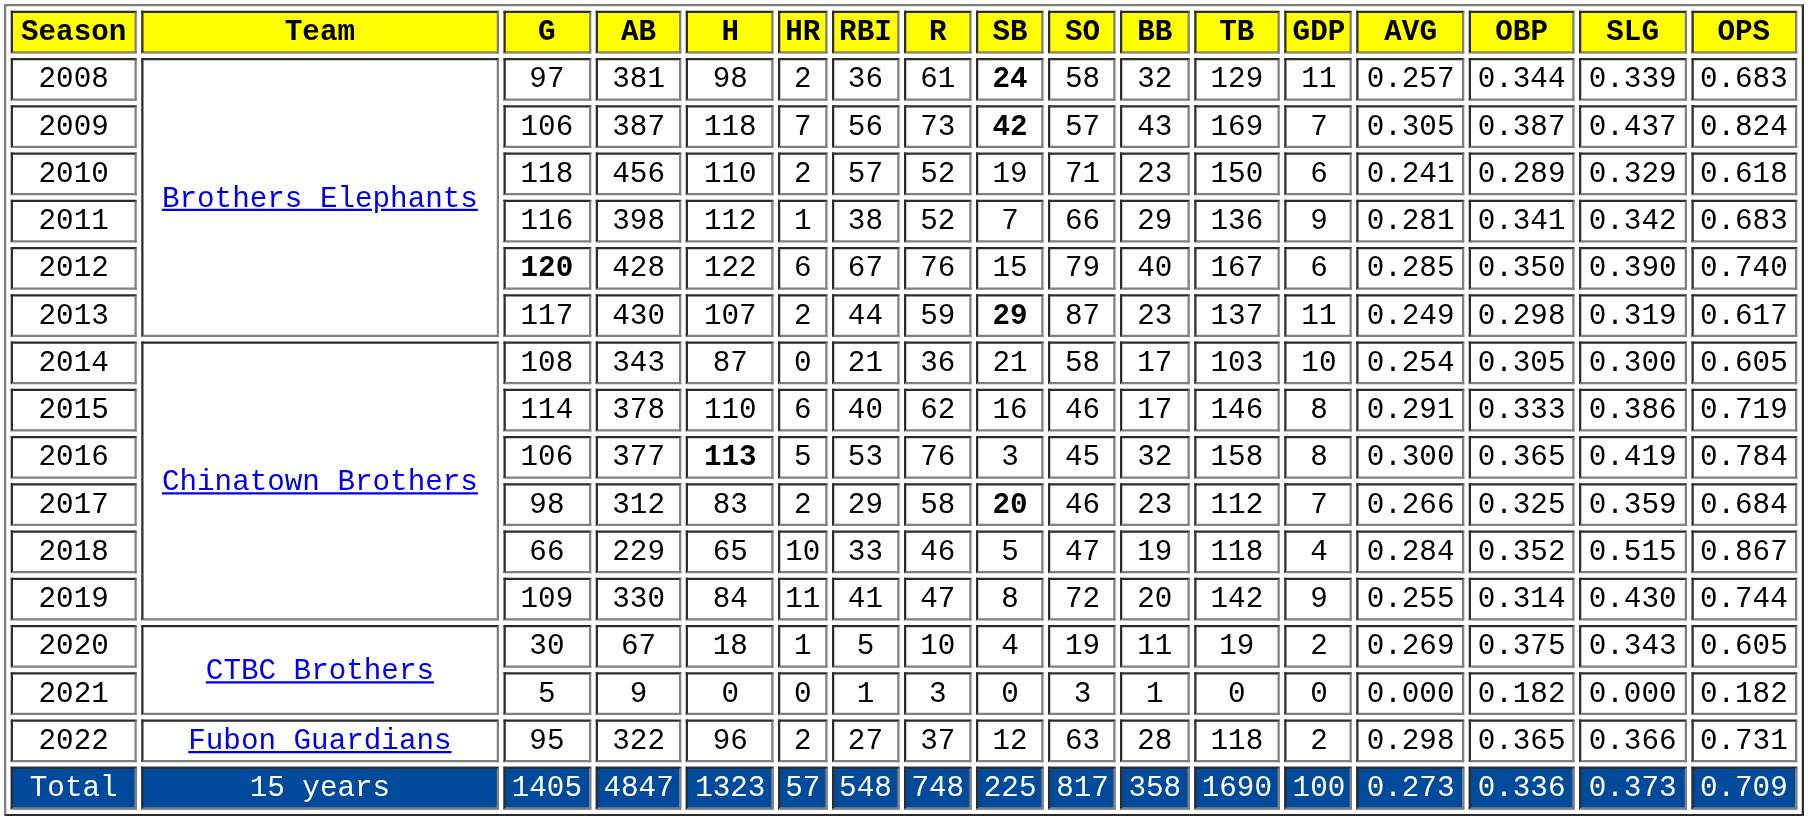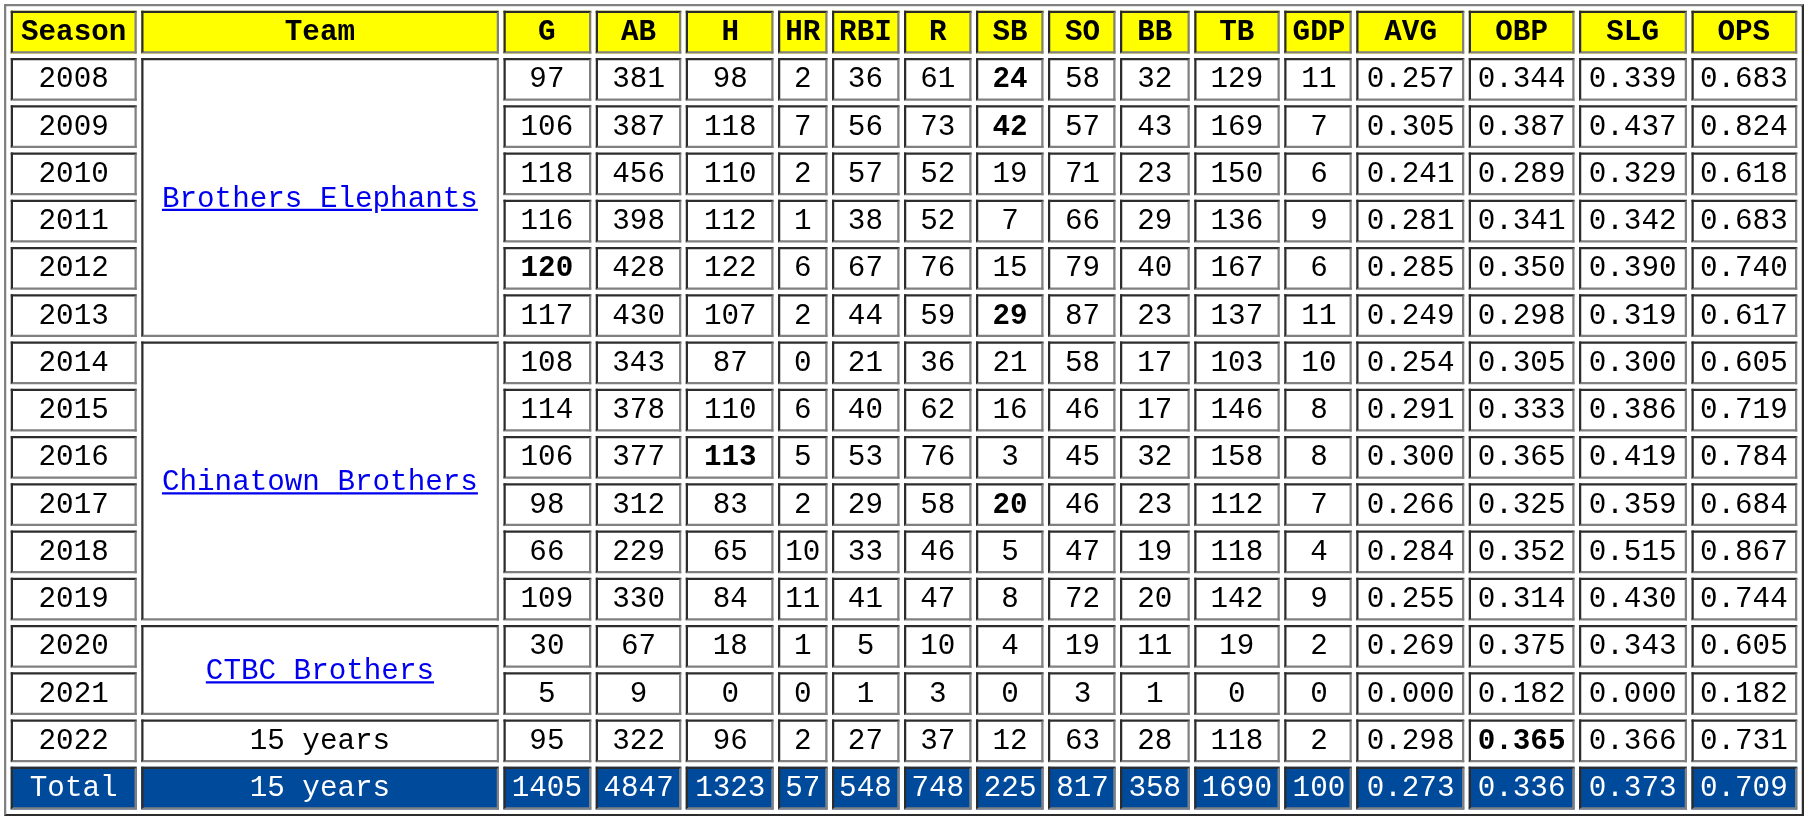(320, 741) Fubon Guardians -> (320, 741) 15 years
(1522, 741) normal -> (1522, 741) bold
